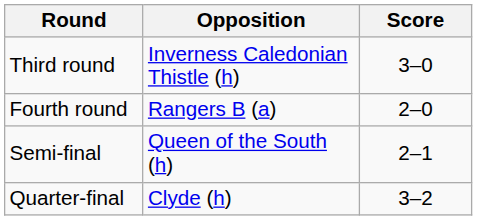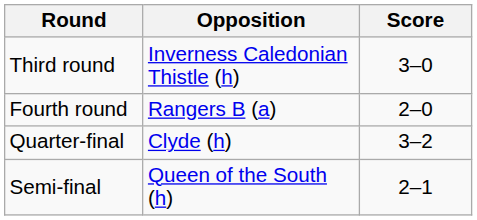rows swapped: (67, 198) <-> (55, 153)
